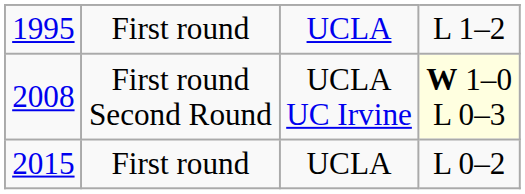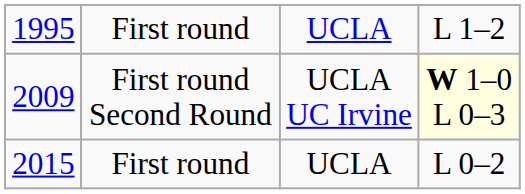(43, 96) 2008 -> (43, 96) 2009
